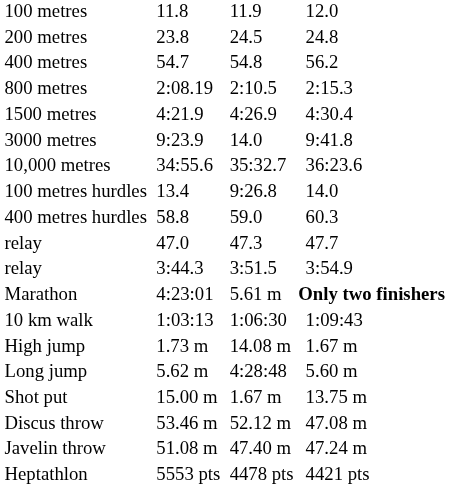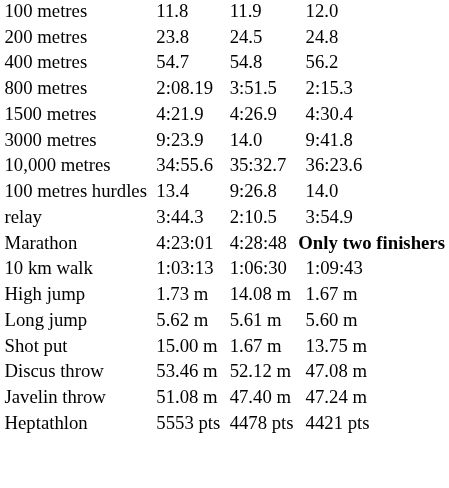(253, 88) 2:10.5 -> (253, 88) 3:51.5
- row: (76, 216)
- row: (23, 242)
(253, 268) 3:51.5 -> (253, 216) 2:10.5
(256, 294) 5.61 m -> (258, 242) 4:28:48
(258, 371) 4:28:48 -> (256, 319) 5.61 m
